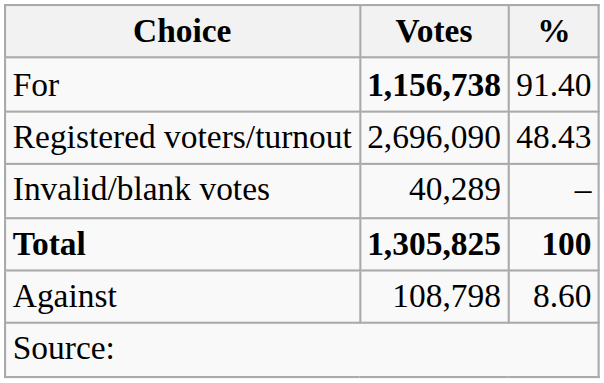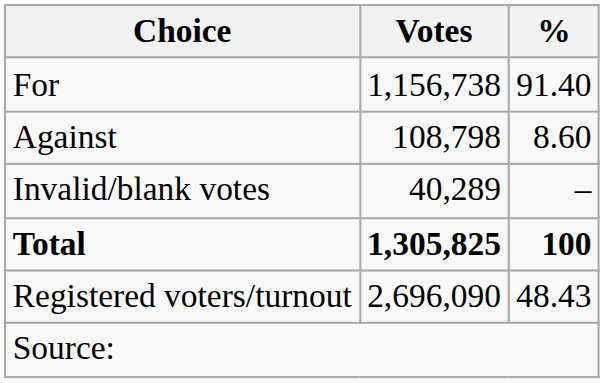(434, 84) bold -> (434, 84) normal
rows swapped: (65, 296) <-> (182, 137)
